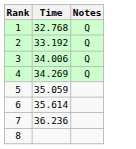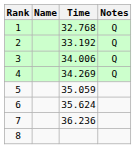+ column: (45, 12)
(51, 105) 35.614 -> (79, 105) 35.624
